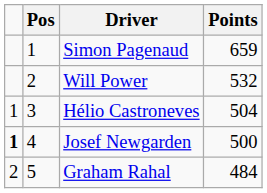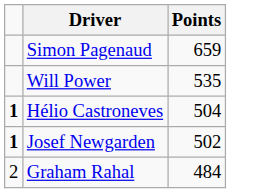- column: (41, 19)
(244, 81) 532 -> (207, 81) 535
(14, 111) normal -> (14, 111) bold
(244, 142) 500 -> (207, 142) 502
